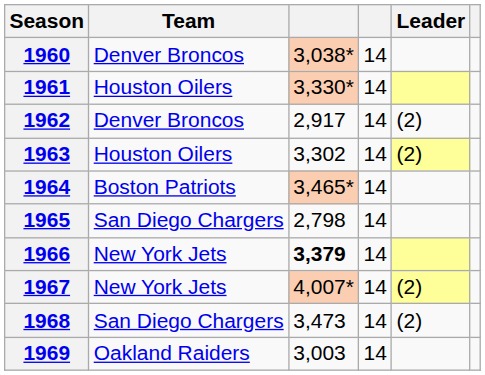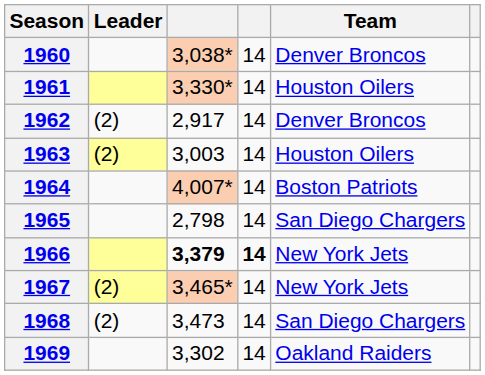columns swapped: (431, 21) <-> (189, 21)
(320, 154) 3,302 -> (198, 154) 3,003
(324, 187) 3,465* -> (202, 187) 4,007*
(375, 253) normal -> (254, 253) bold
(324, 287) 4,007* -> (202, 287) 3,465*
(320, 353) 3,003 -> (198, 353) 3,302
